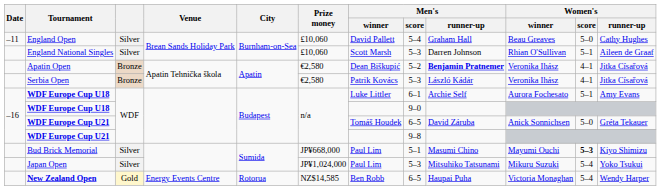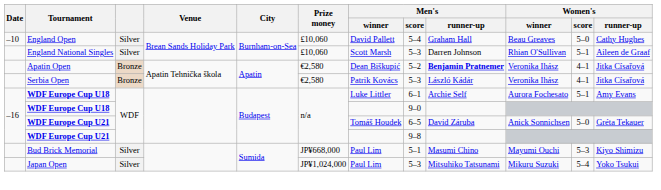(12, 38) –11 -> (13, 38) –10
(587, 150) bold -> (583, 150) normal
- row: (62, 177)
